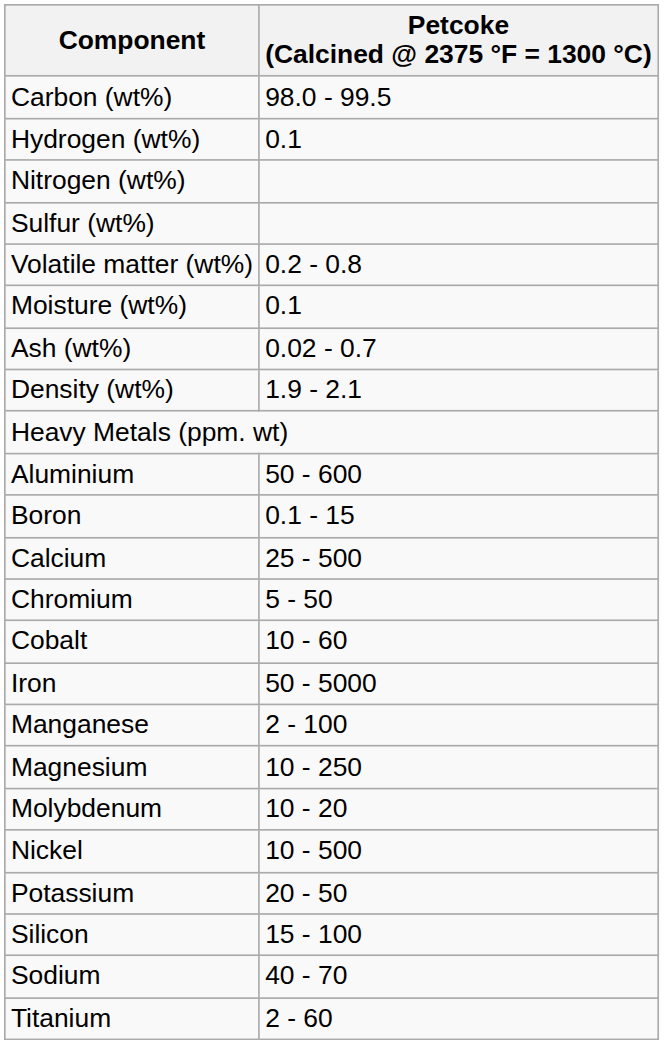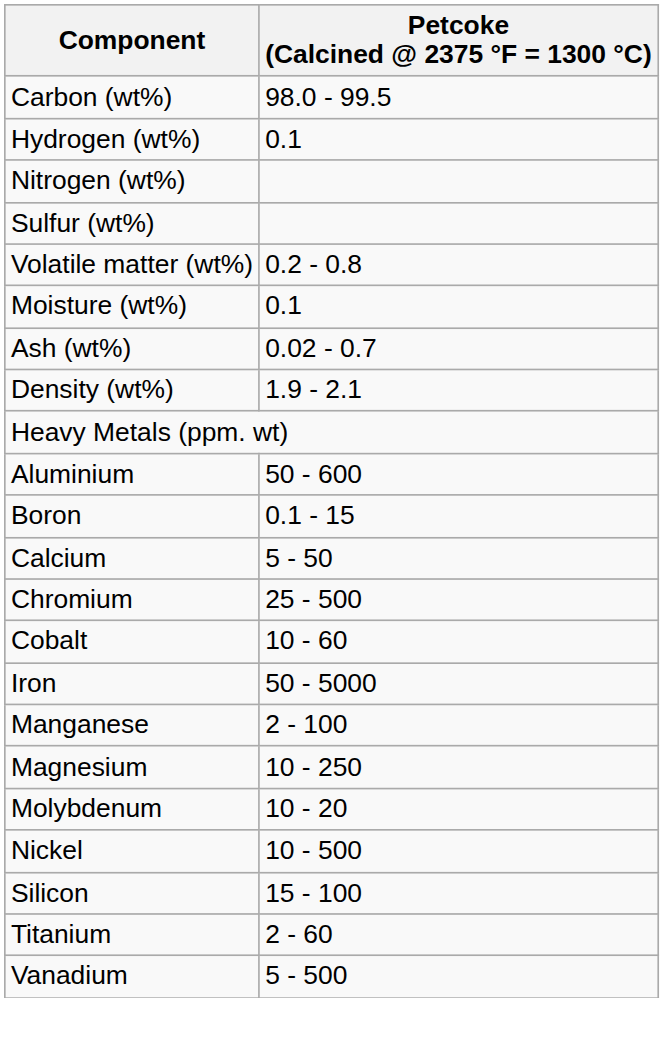(314, 557) 25 - 500 -> (299, 557) 5 - 50
(299, 599) 5 - 50 -> (314, 599) 25 - 500
- row: (73, 892)
- row: (56, 976)
+ row: (69, 976)
